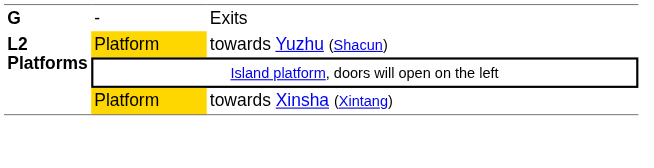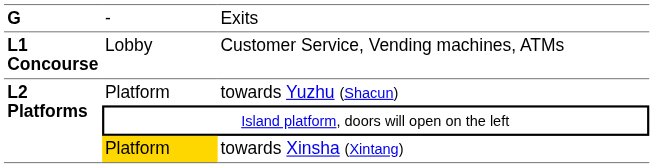+ row: (392, 45)
(127, 44) gold background -> (137, 92) no background
